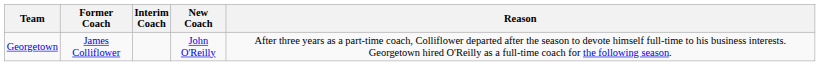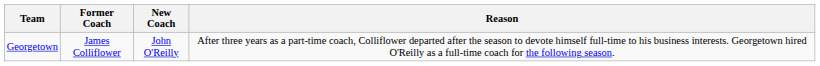- column: (152, 18)
